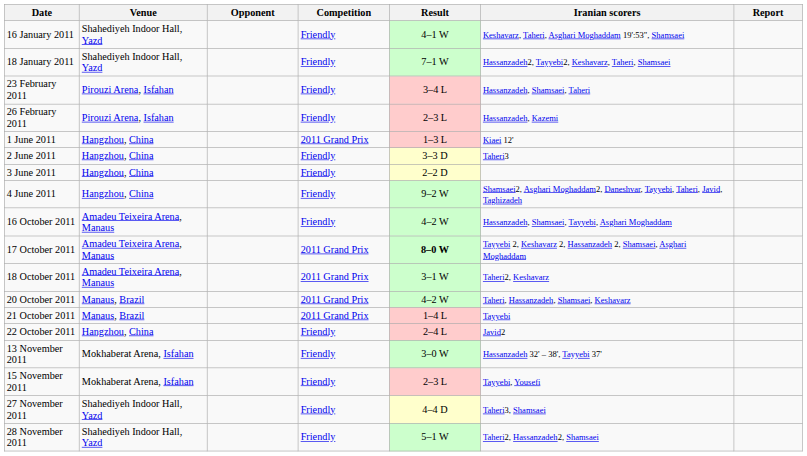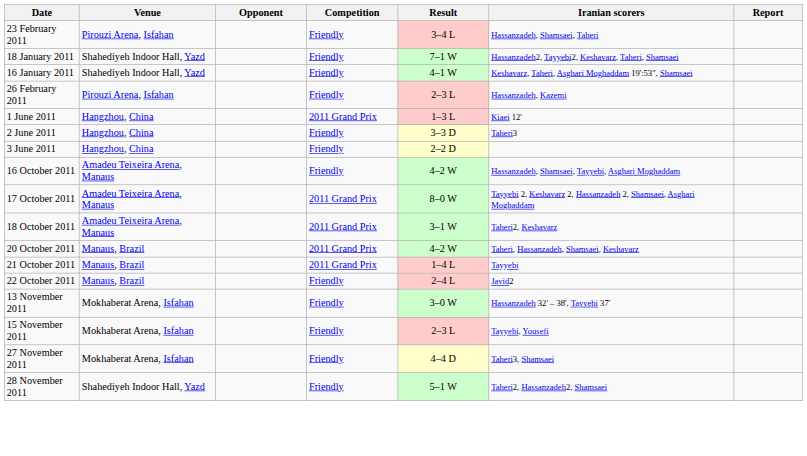rows swapped: (40, 34) <-> (32, 90)
- row: (31, 194)
(435, 249) bold -> (443, 199) normal
(118, 332) Hangzhou, China -> (113, 281) Manaus, Brazil
(132, 409) Shahediyeh Indoor Hall, Yazd -> (138, 358) Mokhaberat Arena, Isfahan
